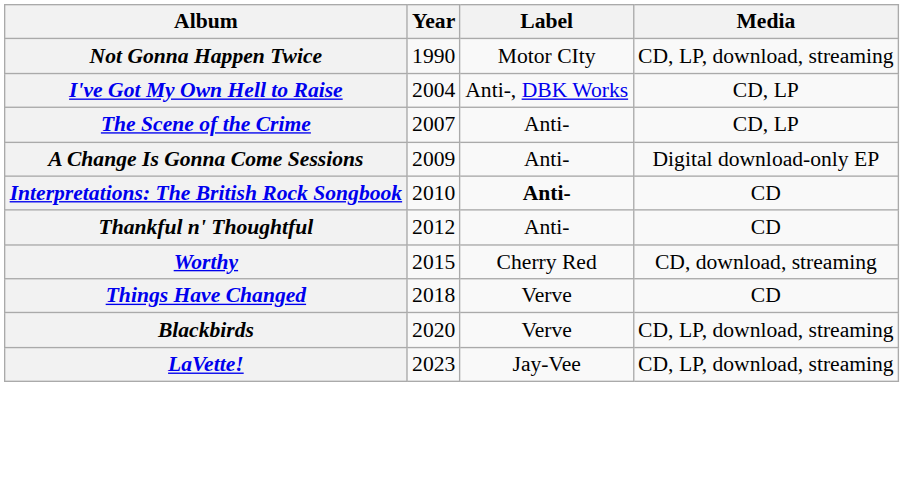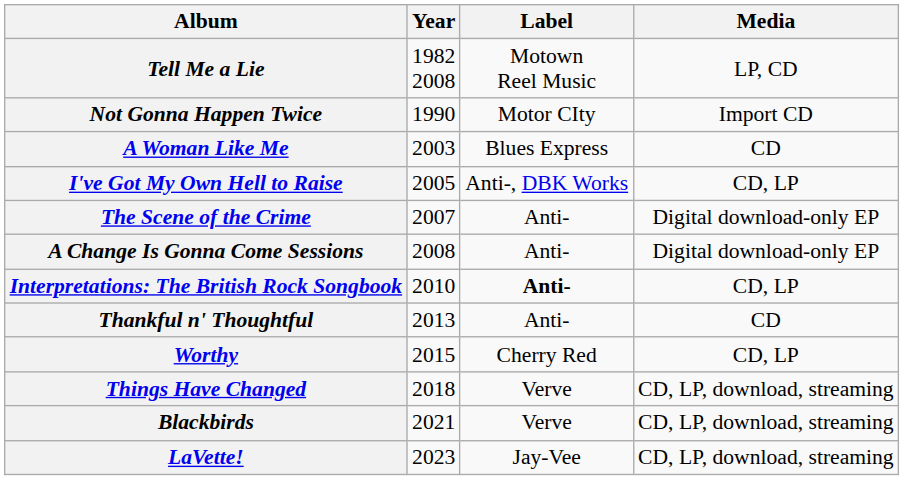+ row: (206, 68)
(766, 55) CD, LP, download, streaming -> (766, 114) Import CD
+ row: (206, 148)
(434, 90) 2004 -> (434, 182) 2005
(766, 124) CD, LP -> (766, 217) Digital download-only EP
(434, 158) 2009 -> (434, 251) 2008
(766, 192) CD -> (766, 285) CD, LP
(434, 227) 2012 -> (434, 319) 2013
(766, 261) CD, download, streaming -> (766, 354) CD, LP
(766, 295) CD -> (766, 388) CD, LP, download, streaming
(434, 329) 2020 -> (434, 422) 2021
